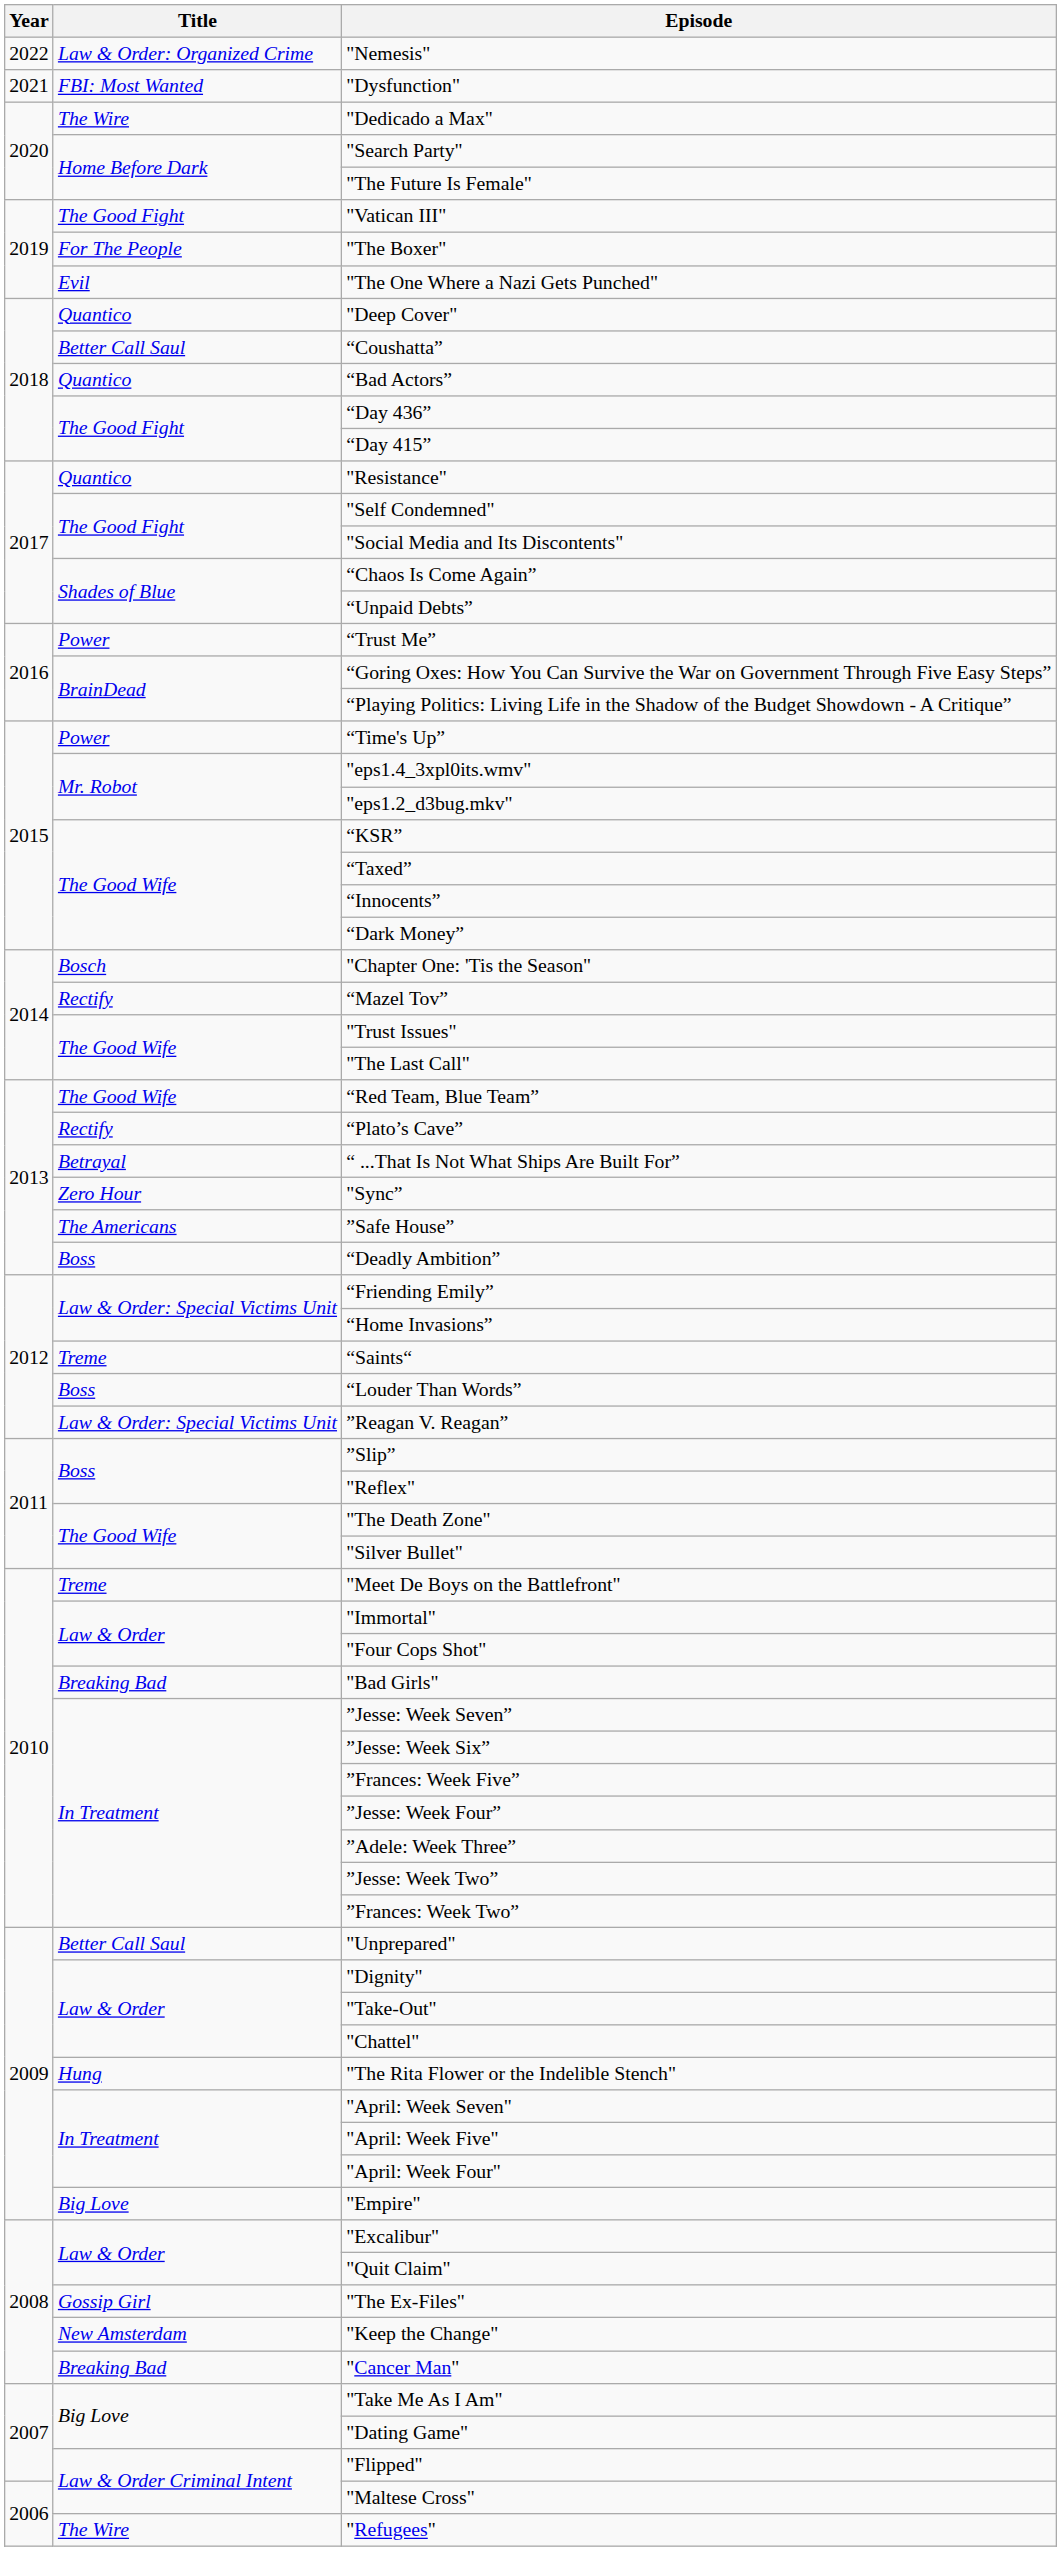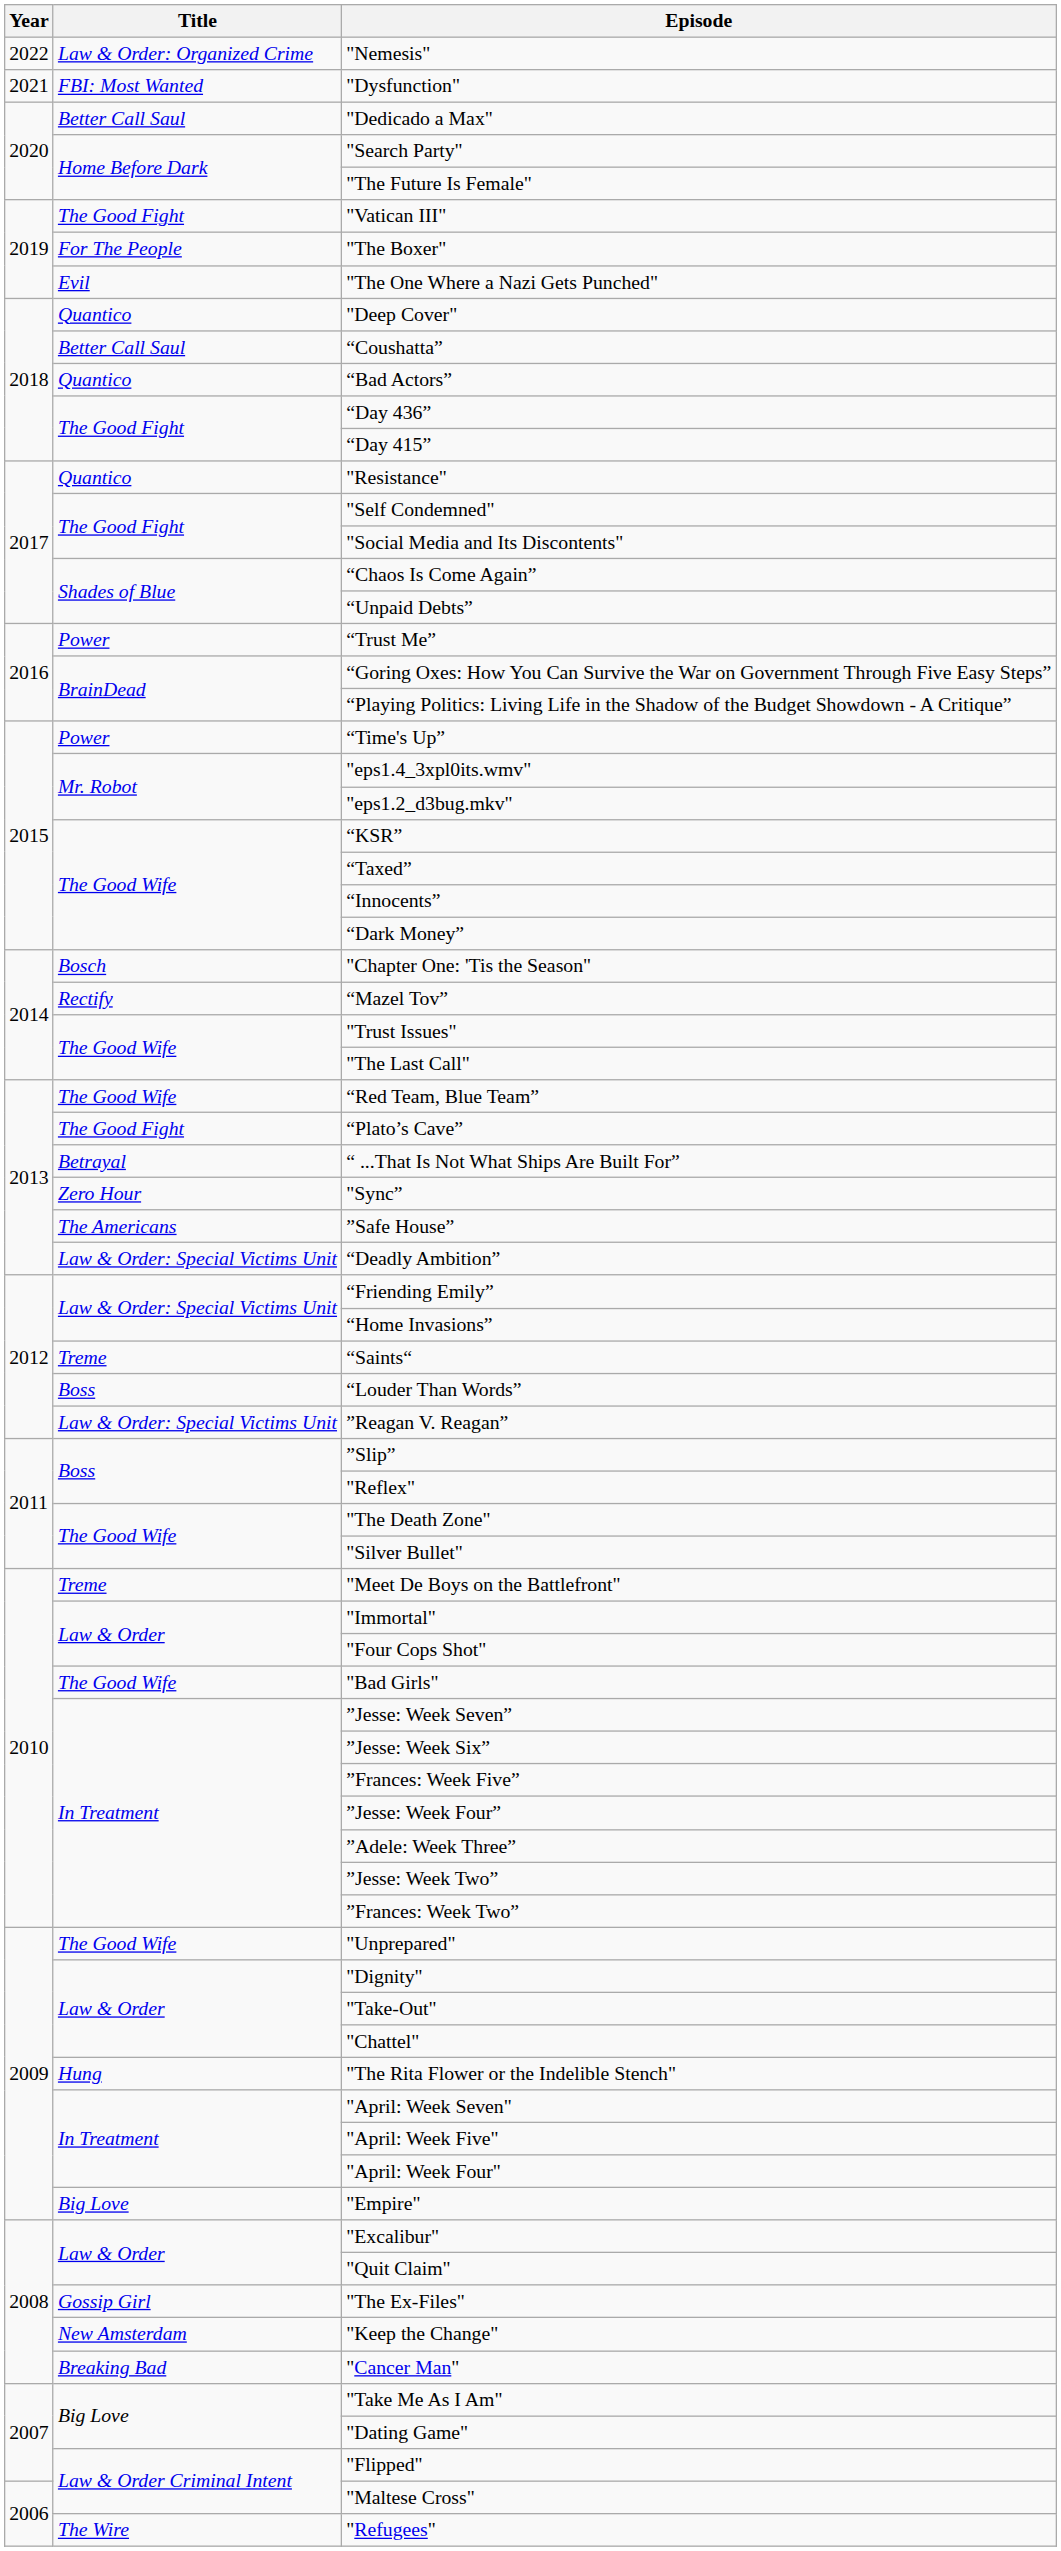(93, 118) The Wire -> (122, 118) Better Call Saul
(85, 1128) Rectify -> (121, 1128) The Good Fight
(77, 1259) Boss -> (197, 1259) Law & Order: Special Victims Unit
(112, 1682) Breaking Bad -> (117, 1682) The Good Wife
(122, 1943) Better Call Saul -> (117, 1943) The Good Wife
